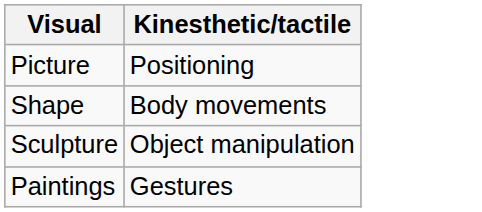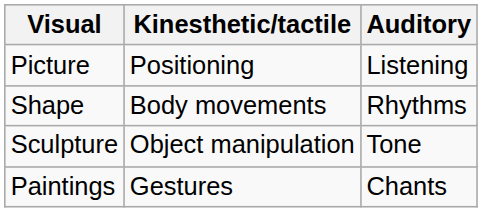+ column: (419, 24)
